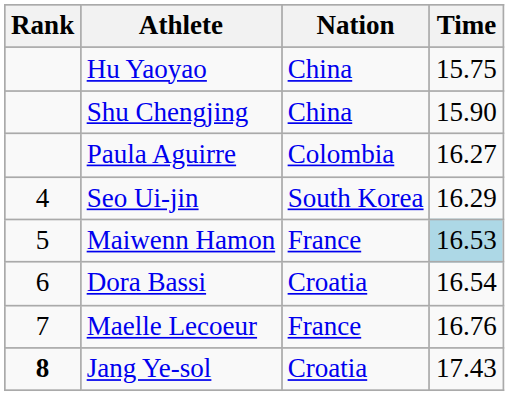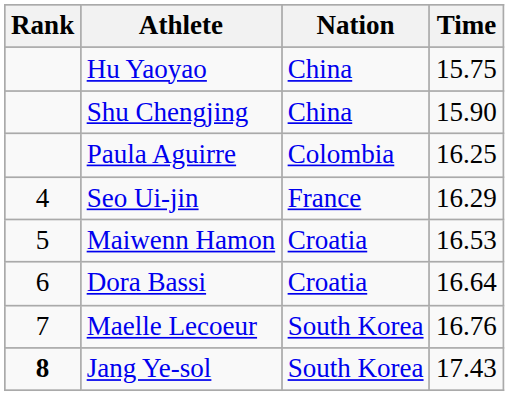(466, 154) 16.27 -> (466, 154) 16.25
(356, 197) South Korea -> (324, 197) France
(324, 240) France -> (327, 240) Croatia
(466, 240) lightblue background -> (466, 240) no background
(466, 283) 16.54 -> (466, 283) 16.64
(324, 326) France -> (356, 326) South Korea
(327, 369) Croatia -> (356, 369) South Korea
